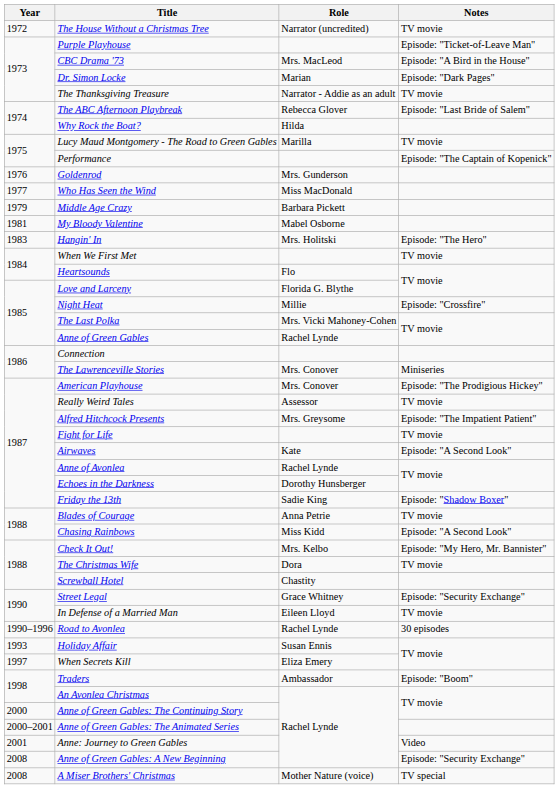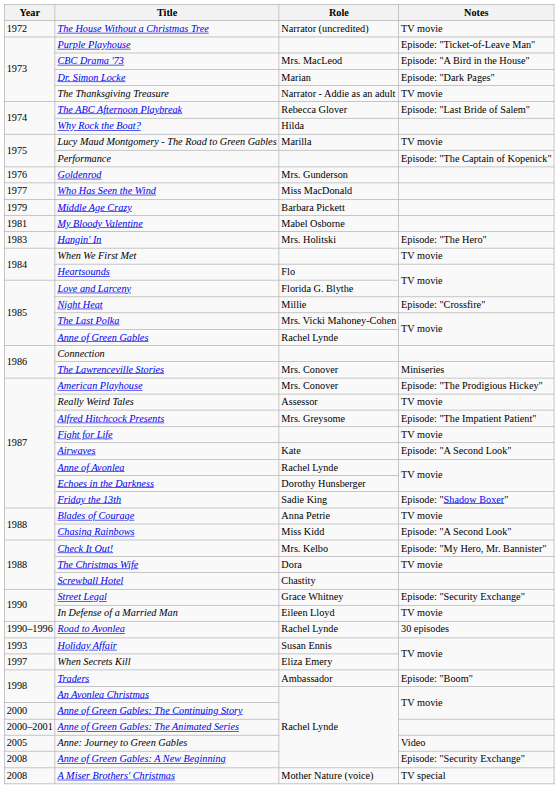(17, 743) 2001 -> (17, 743) 2005
